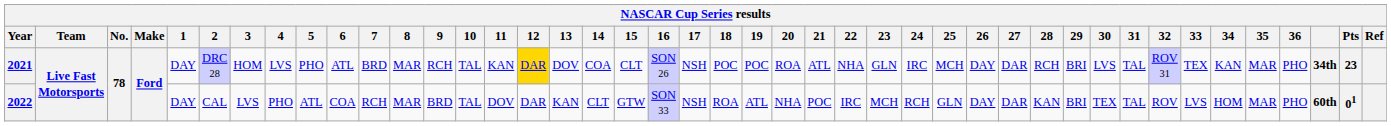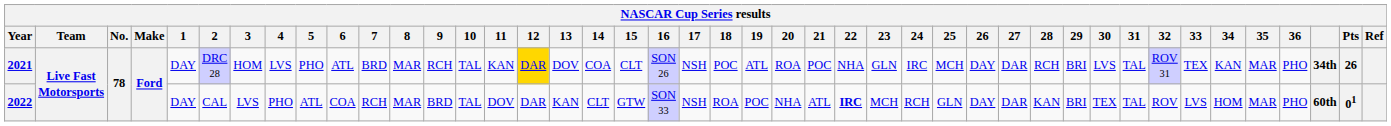(757, 65) POC -> (757, 65) ATL
(819, 65) ATL -> (819, 65) POC
(1351, 65) 23 -> (1351, 65) 26
(757, 102) ATL -> (757, 102) POC
(819, 102) POC -> (819, 102) ATL
(851, 102) normal -> (851, 102) bold
